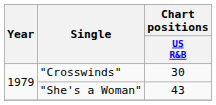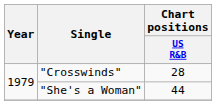(178, 72) 30 -> (178, 72) 28
(178, 91) 43 -> (178, 91) 44
